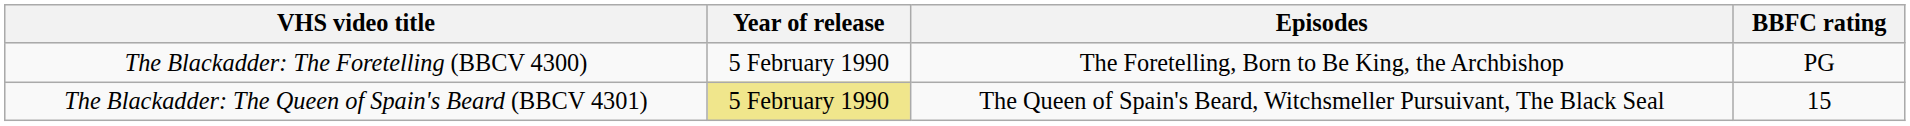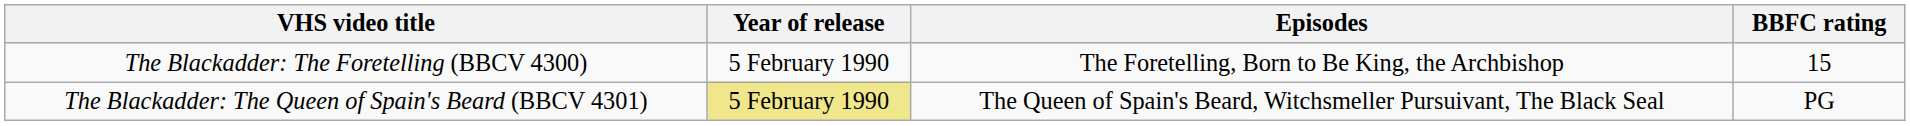(1819, 62) PG -> (1819, 62) 15
(1819, 100) 15 -> (1819, 100) PG
